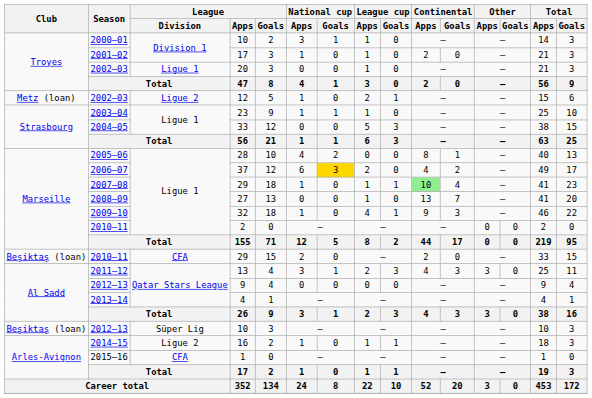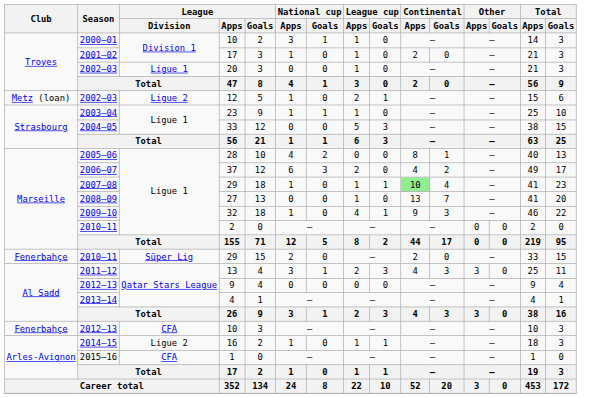(336, 170) gold background -> (325, 170) no background
(46, 256) Beşiktaş (loan) -> (41, 256) Fenerbahçe
(180, 256) CFA -> (169, 256) Süper Lig
(46, 329) Beşiktaş (loan) -> (41, 329) Fenerbahçe
(180, 329) Süper Lig -> (169, 329) CFA
